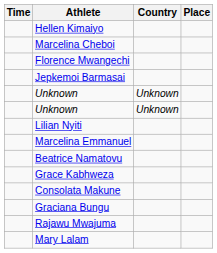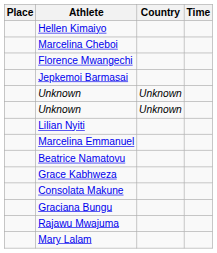columns swapped: (197, 12) <-> (19, 12)
